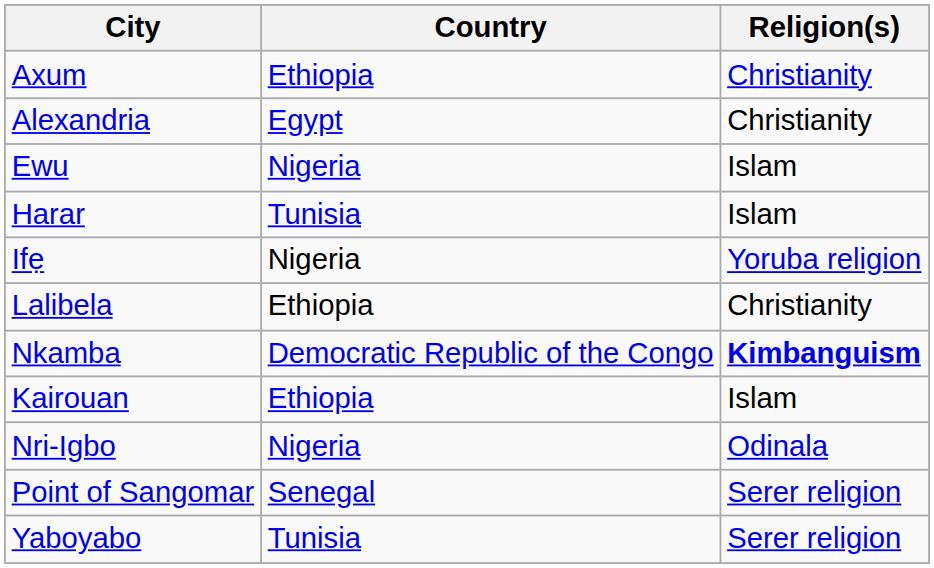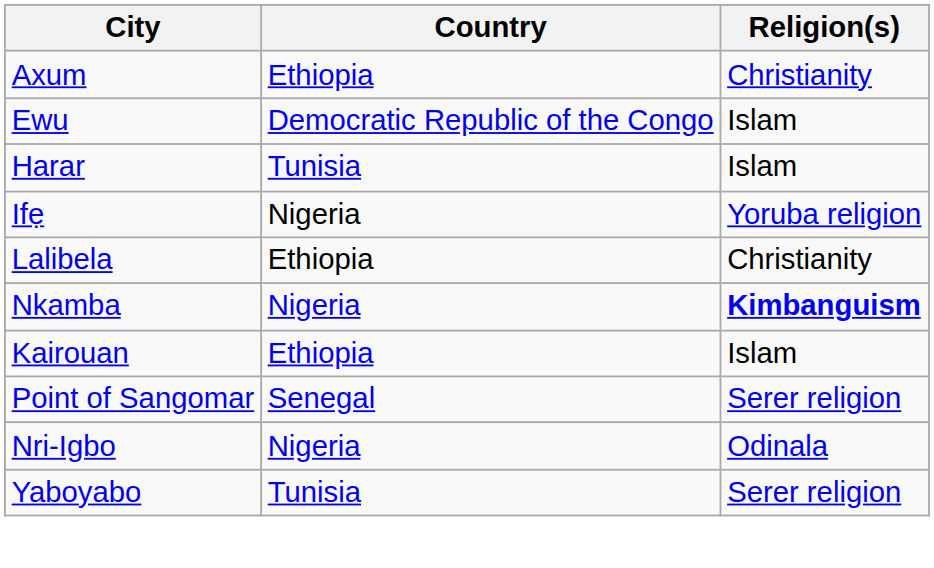- row: (81, 120)
(314, 167) Nigeria -> (491, 120) Democratic Republic of the Congo
(491, 352) Democratic Republic of the Congo -> (314, 306) Nigeria
rows swapped: (64, 445) <-> (133, 492)
